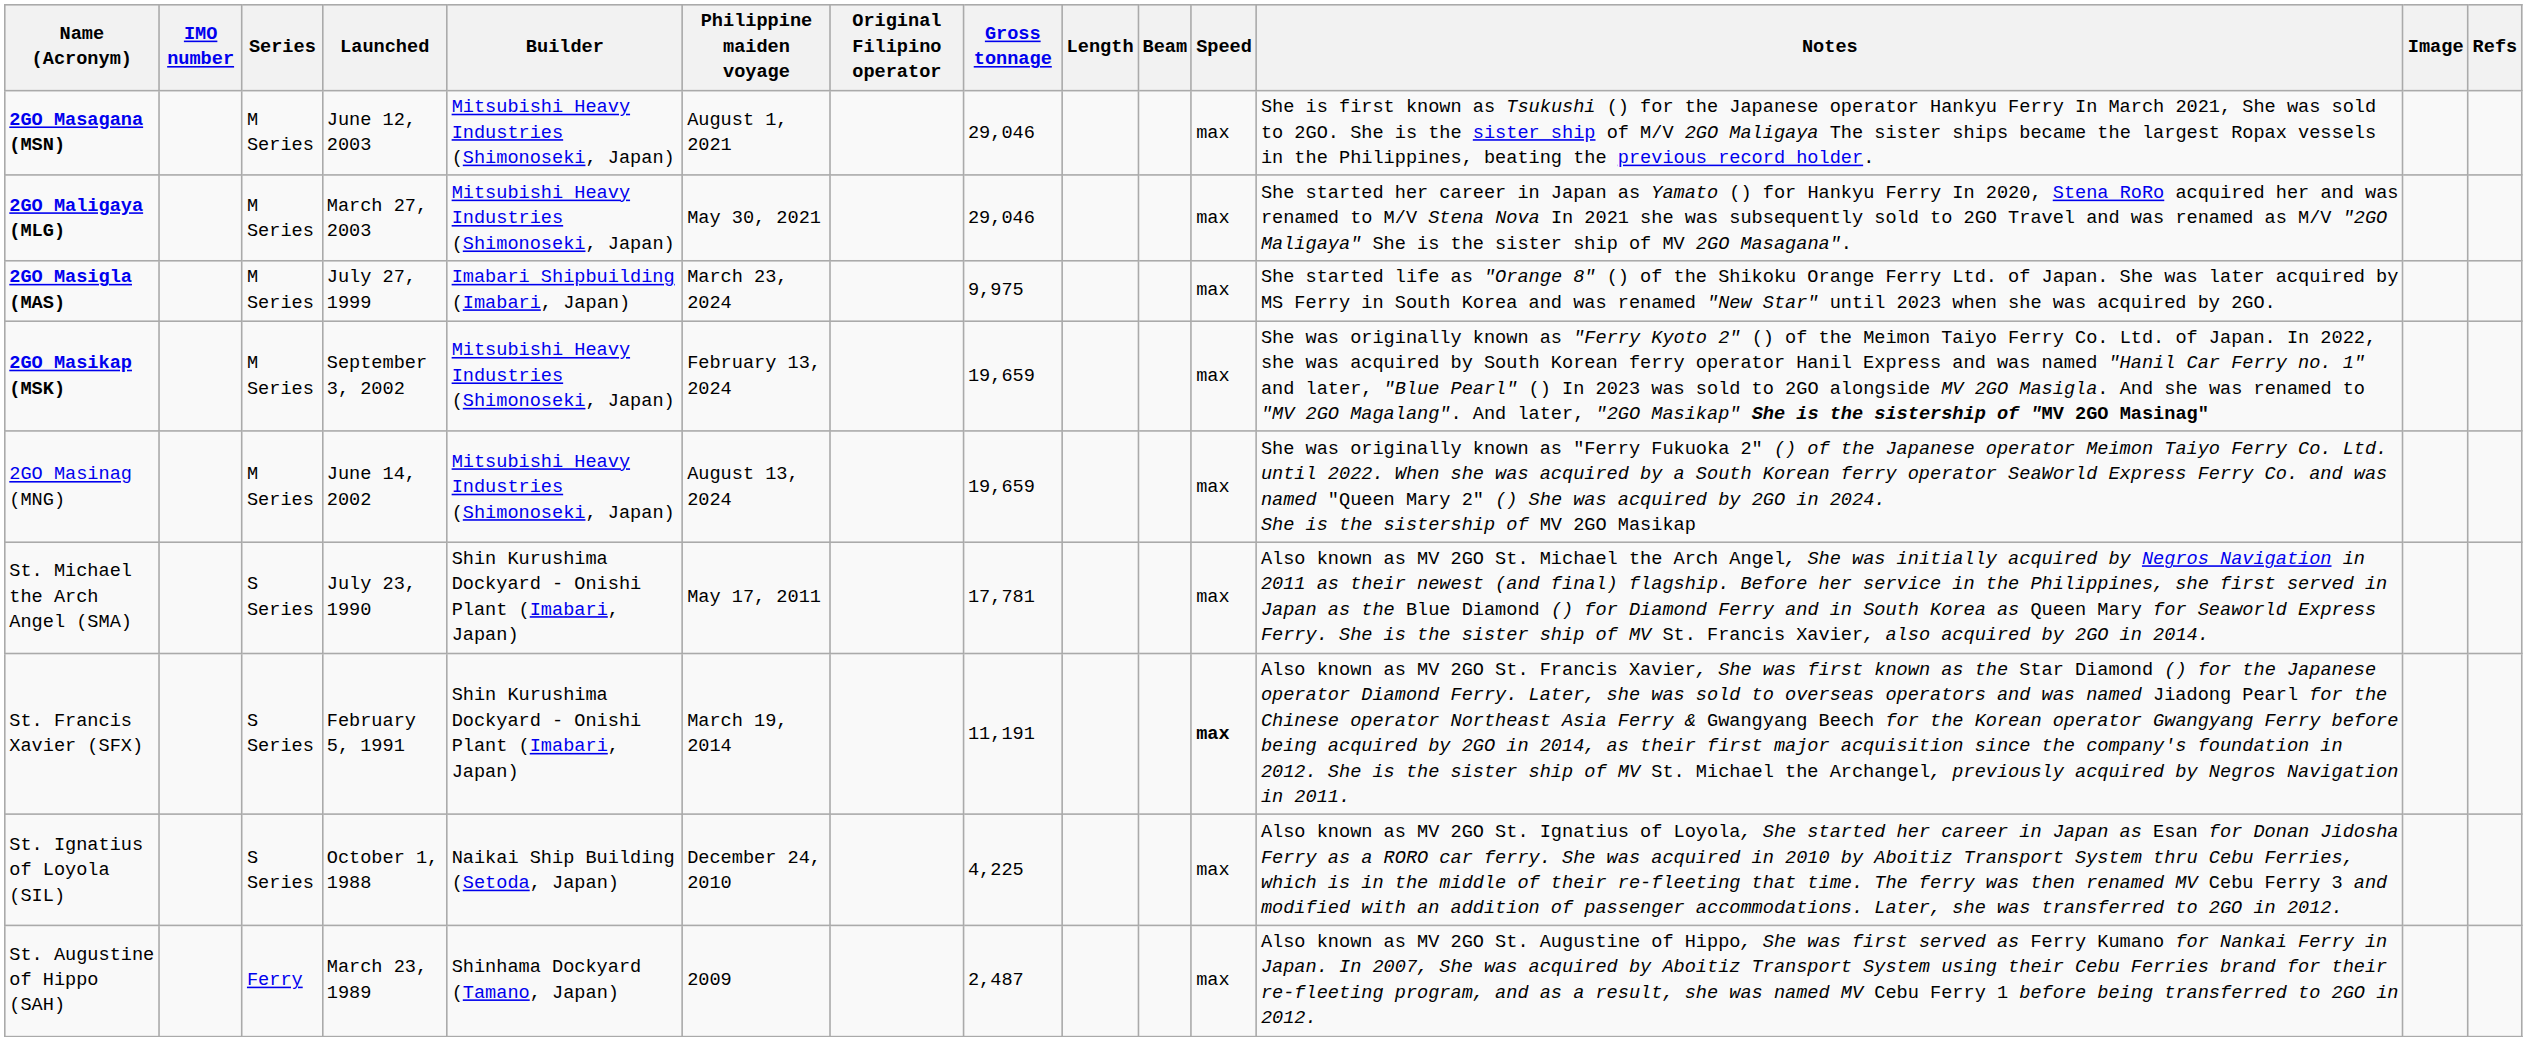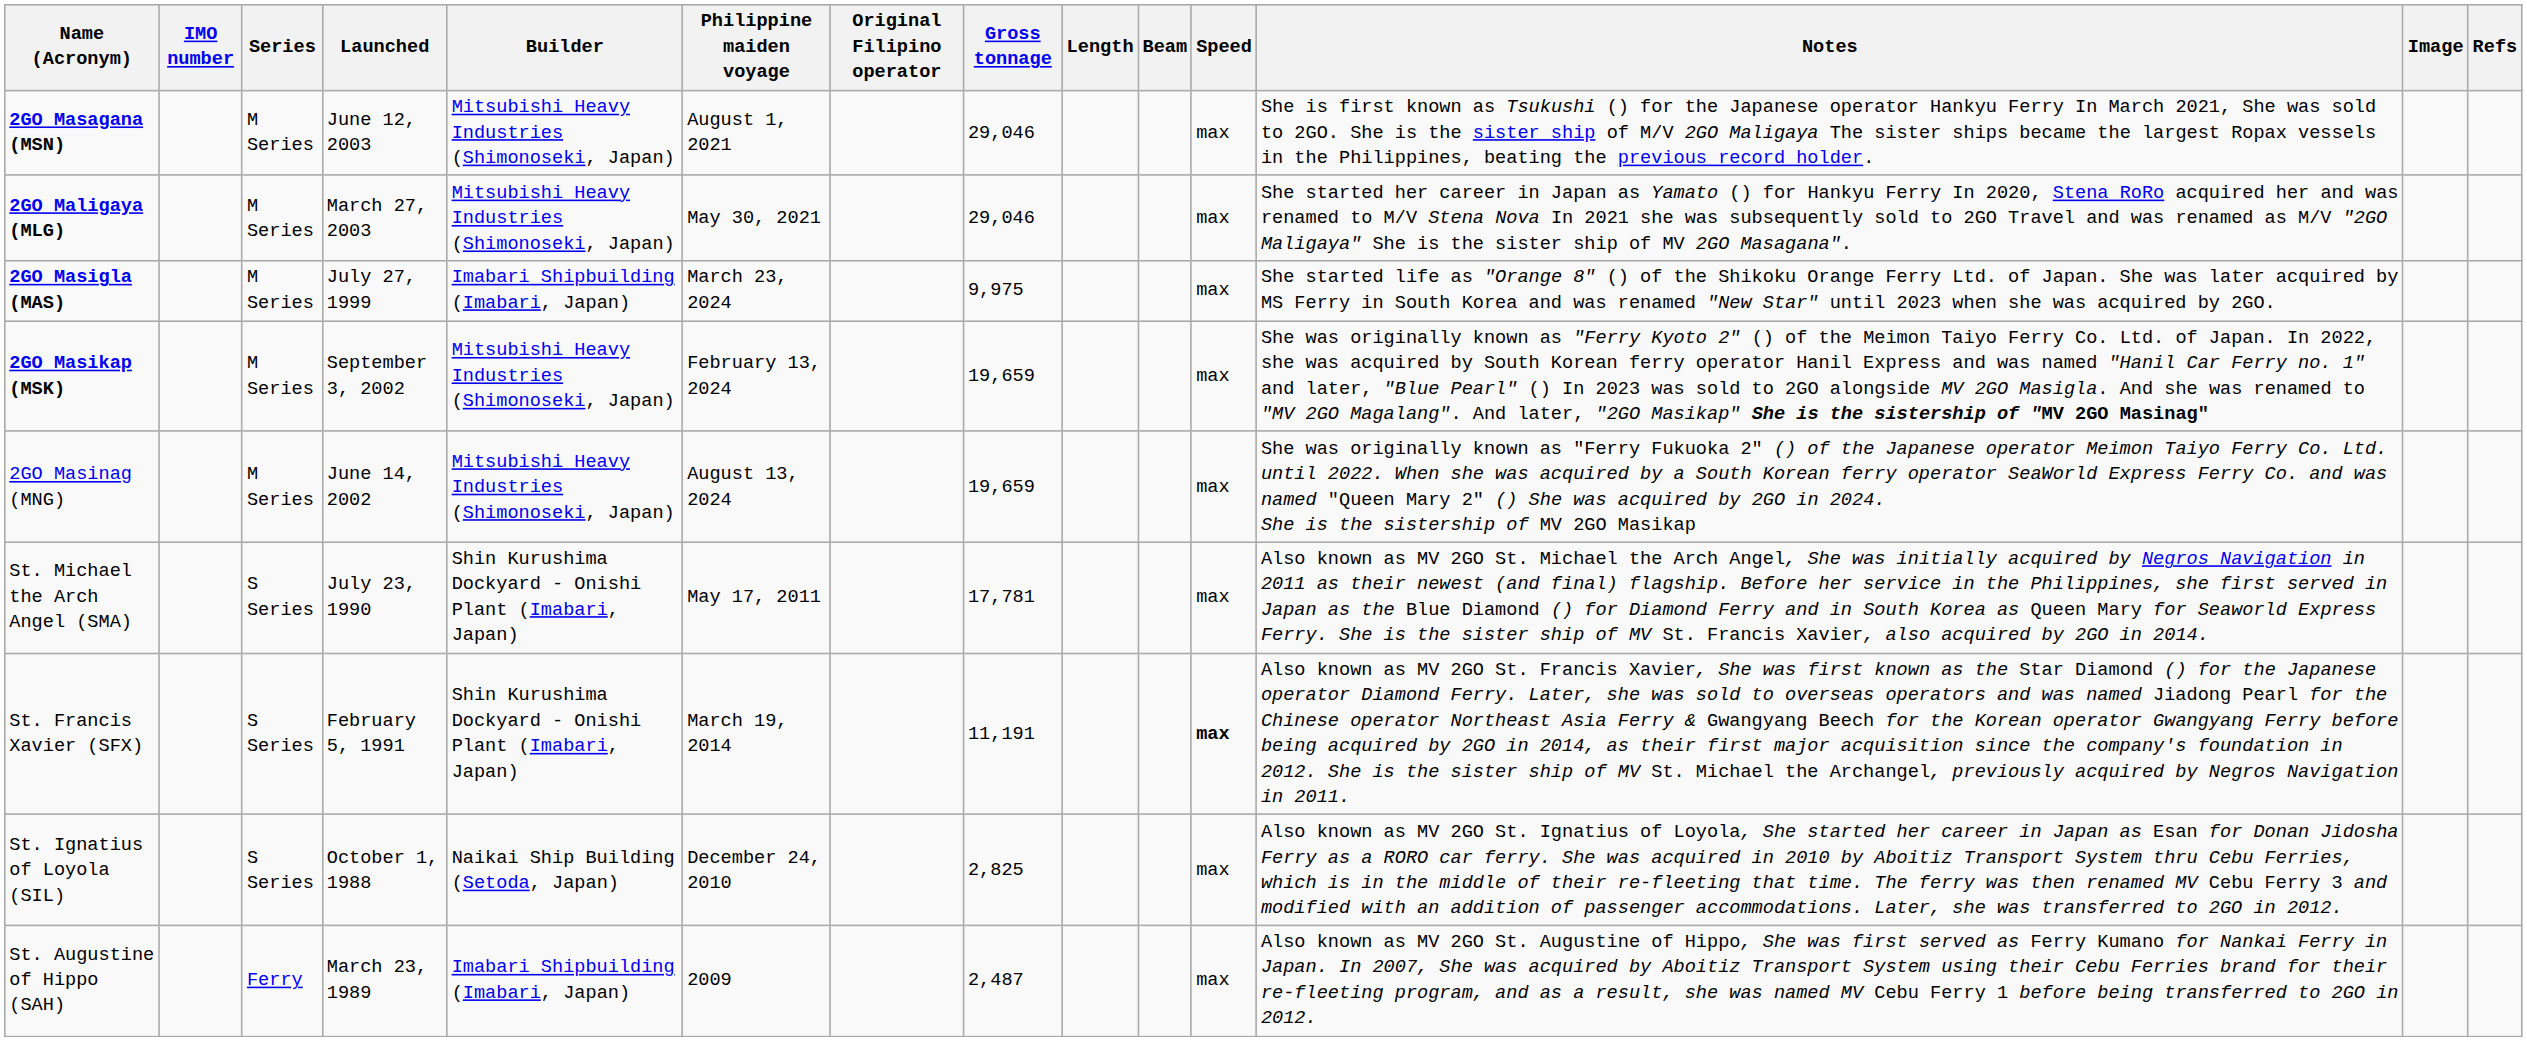(996, 870) 4,225 -> (996, 870) 2,825
(546, 980) Shinhama Dockyard (Tamano, Japan) -> (563, 980) Imabari Shipbuilding (Imabari, Japan)
